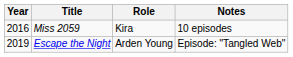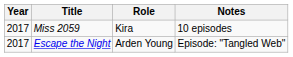(18, 28) 2016 -> (18, 28) 2017
(18, 44) 2019 -> (18, 44) 2017
